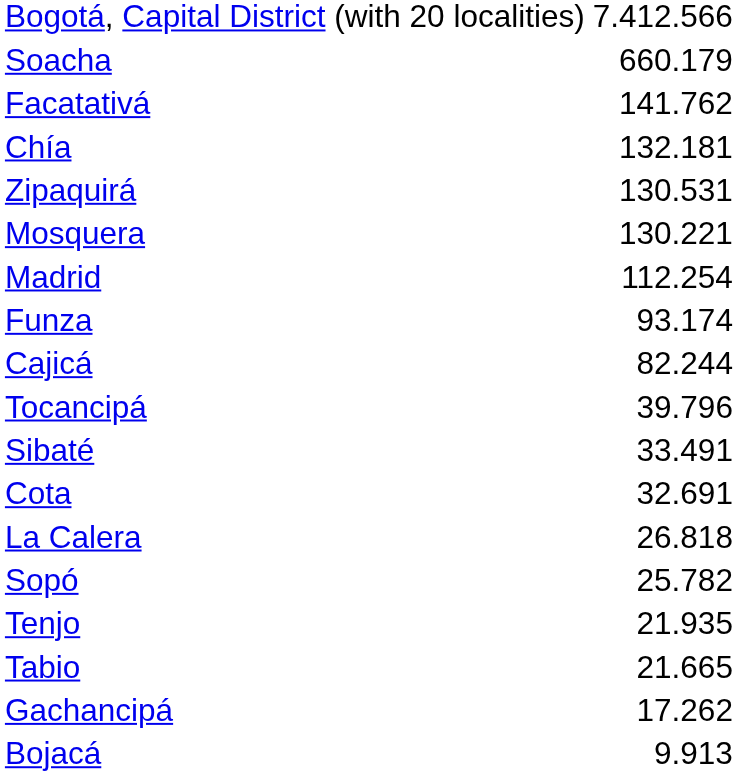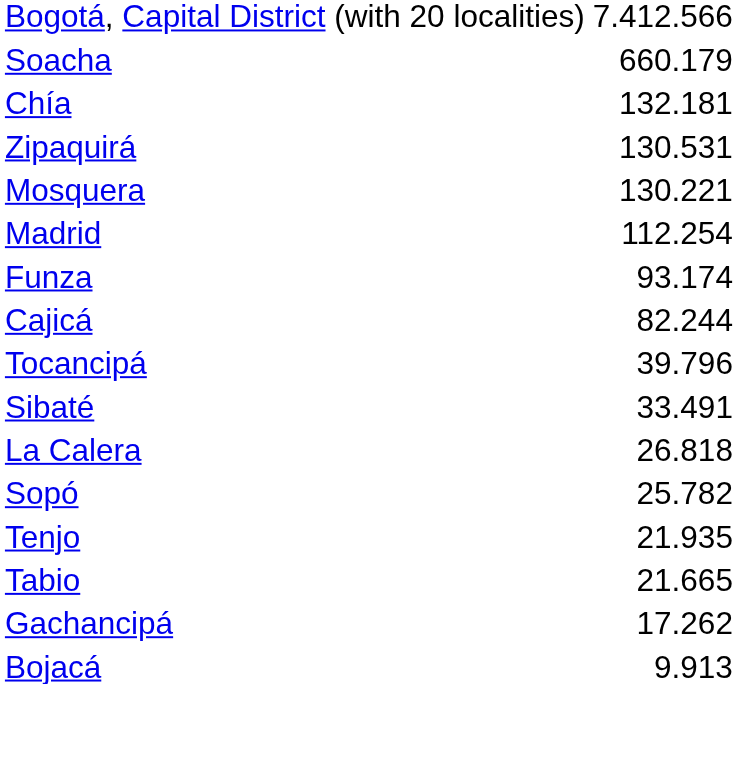- row: (78, 103)
- row: (38, 493)
